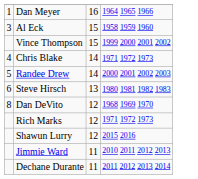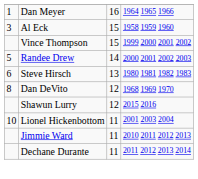- row: (39, 58)
- row: (39, 120)
+ row: (63, 120)
